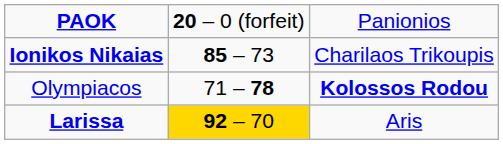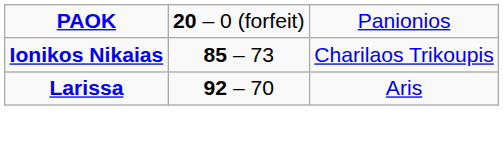- row: (86, 88)
(239, 121) gold background -> (239, 88) no background
